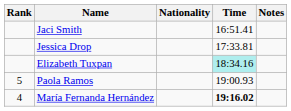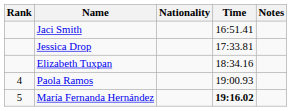(234, 64) paleturquoise background -> (234, 64) no background
(19, 81) 5 -> (19, 81) 4
(19, 98) 4 -> (19, 98) 5
